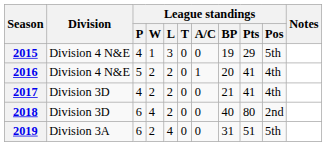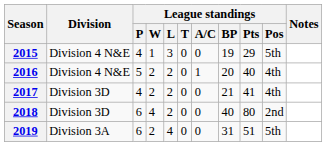(249, 72) 41 -> (249, 72) 40
